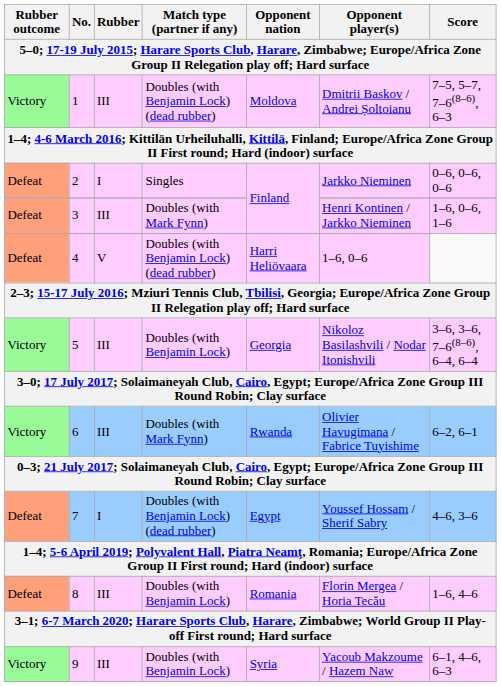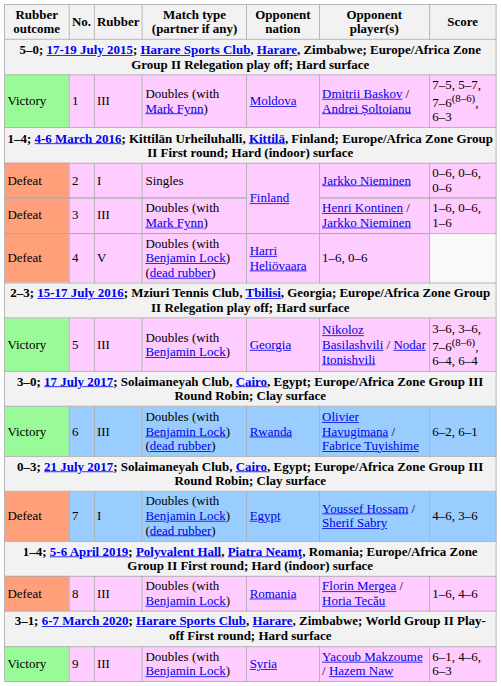(188, 101) Doubles (with Benjamin Lock) (dead rubber) -> (182, 101) Doubles (with Mark Fynn)
(182, 431) Doubles (with Mark Fynn) -> (188, 431) Doubles (with Benjamin Lock) (dead rubber)
